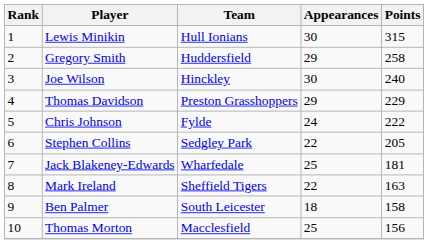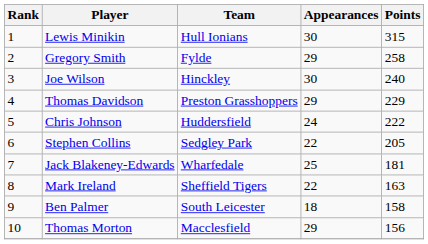(216, 57) Huddersfield -> (196, 57) Fylde
(196, 121) Fylde -> (216, 121) Huddersfield
(311, 228) 25 -> (311, 228) 29
